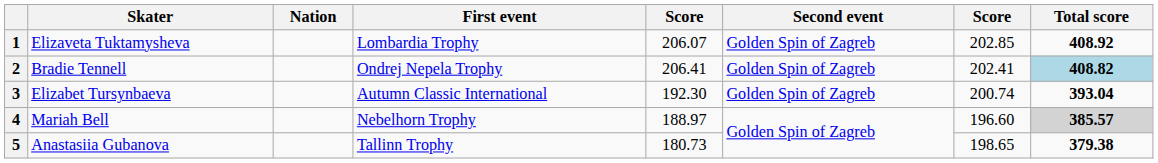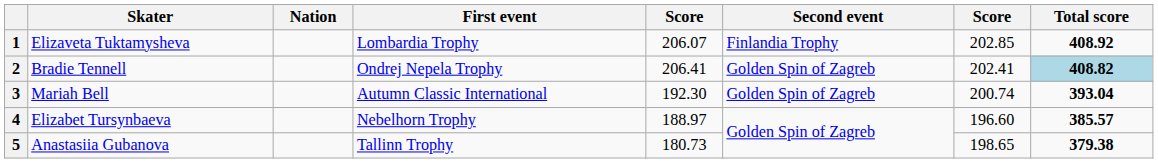(801, 42) Golden Spin of Zagreb -> (782, 42) Finlandia Trophy
(101, 94) Elizabet Tursynbaeva -> (70, 94) Mariah Bell
(70, 119) Mariah Bell -> (101, 119) Elizabet Tursynbaeva
(1091, 119) lightgrey background -> (1091, 119) no background
